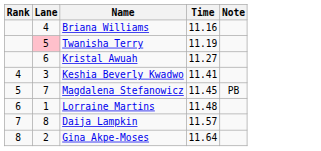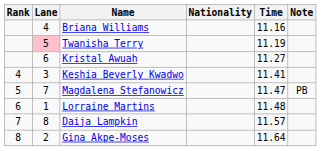+ column: (220, 12)
(203, 91) 11.45 -> (271, 91) 11.47
